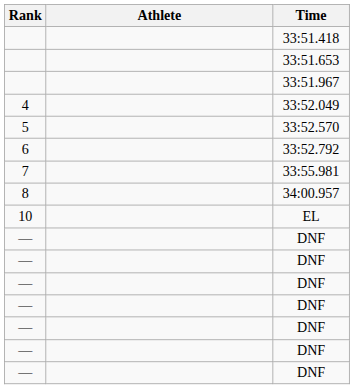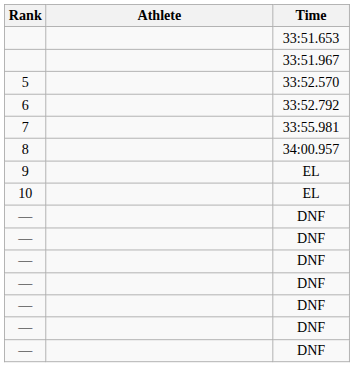- row: (25, 38)
- row: (25, 104)
+ row: (25, 171)
